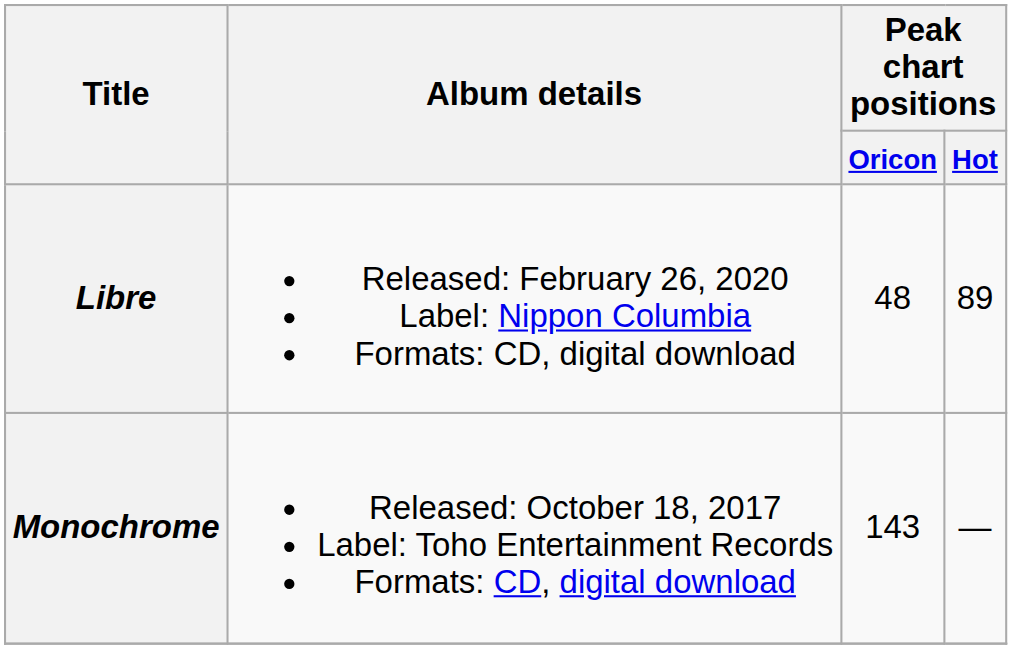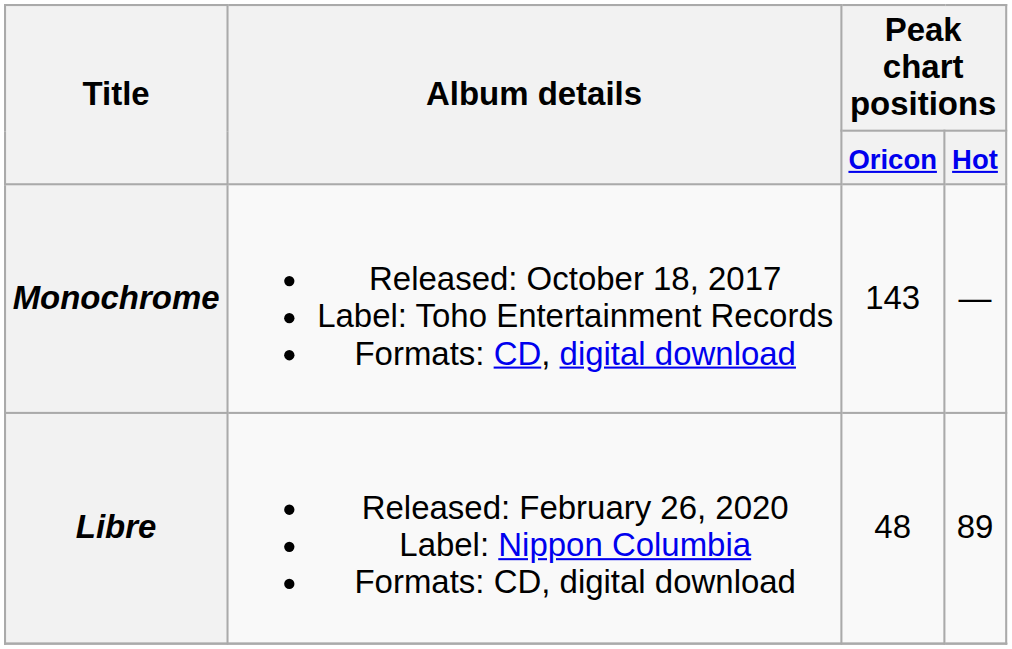rows swapped: (116, 527) <-> (116, 297)
